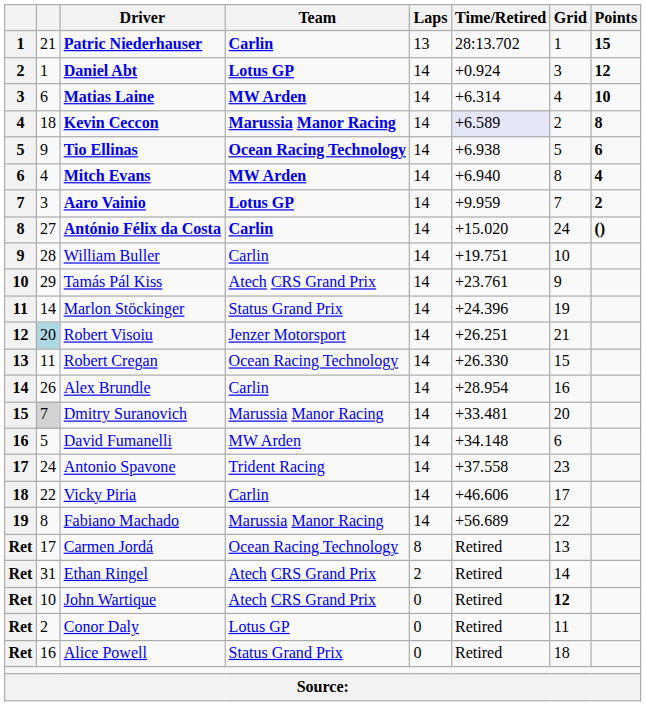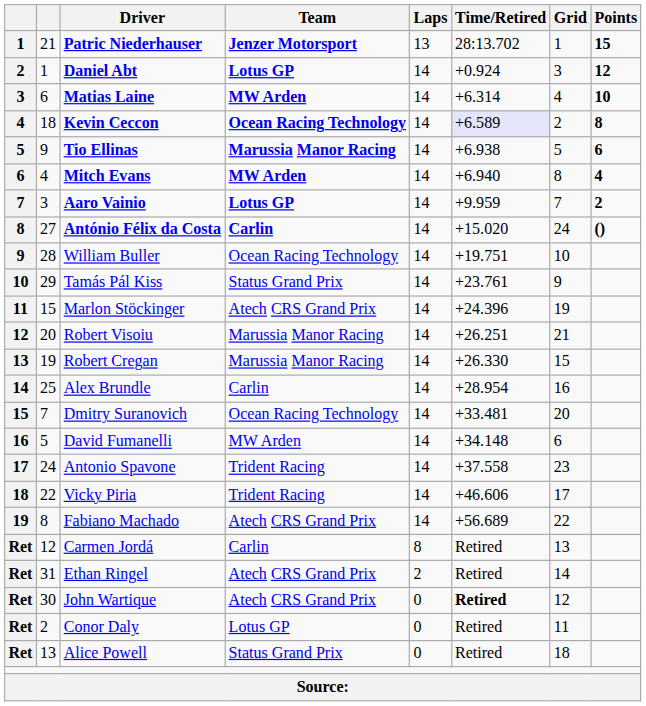(251, 43) Carlin -> (293, 43) Jenzer Motorsport
(312, 123) Marussia Manor Racing -> (317, 123) Ocean Racing Technology
(317, 149) Ocean Racing Technology -> (312, 149) Marussia Manor Racing
(249, 255) Carlin -> (313, 255) Ocean Racing Technology
(302, 282) Atech CRS Grand Prix -> (286, 282) Status Grand Prix
(48, 308) 14 -> (48, 308) 15
(286, 308) Status Grand Prix -> (302, 308) Atech CRS Grand Prix
(48, 335) lightblue background -> (48, 335) no background
(287, 335) Jenzer Motorsport -> (306, 335) Marussia Manor Racing
(48, 361) 11 -> (48, 361) 19
(313, 361) Ocean Racing Technology -> (306, 361) Marussia Manor Racing
(48, 387) 26 -> (48, 387) 25
(44, 414) lightgrey background -> (44, 414) no background
(306, 414) Marussia Manor Racing -> (313, 414) Ocean Racing Technology
(249, 493) Carlin -> (277, 493) Trident Racing
(306, 520) Marussia Manor Racing -> (302, 520) Atech CRS Grand Prix
(48, 546) 17 -> (48, 546) 12
(313, 546) Ocean Racing Technology -> (249, 546) Carlin
(48, 599) 10 -> (48, 599) 30
(479, 599) normal -> (481, 599) bold
(562, 599) bold -> (562, 599) normal
(48, 652) 16 -> (48, 652) 13
